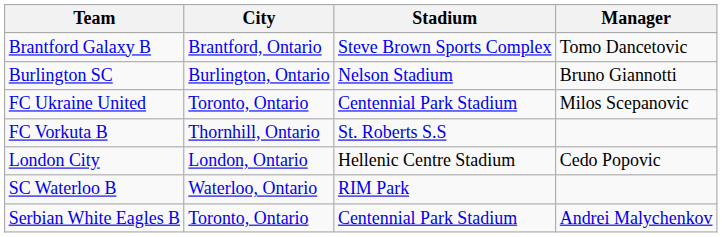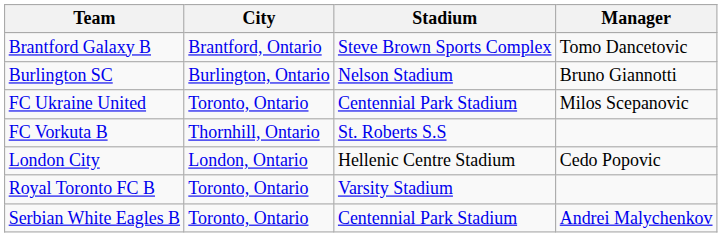+ row: (82, 189)
- row: (63, 189)
